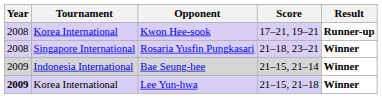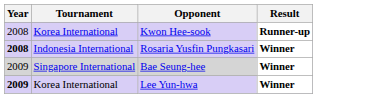- column: (289, 13)
(18, 49) normal -> (18, 49) bold
(84, 49) Singapore International -> (83, 49) Indonesia International
(83, 67) Indonesia International -> (84, 67) Singapore International
